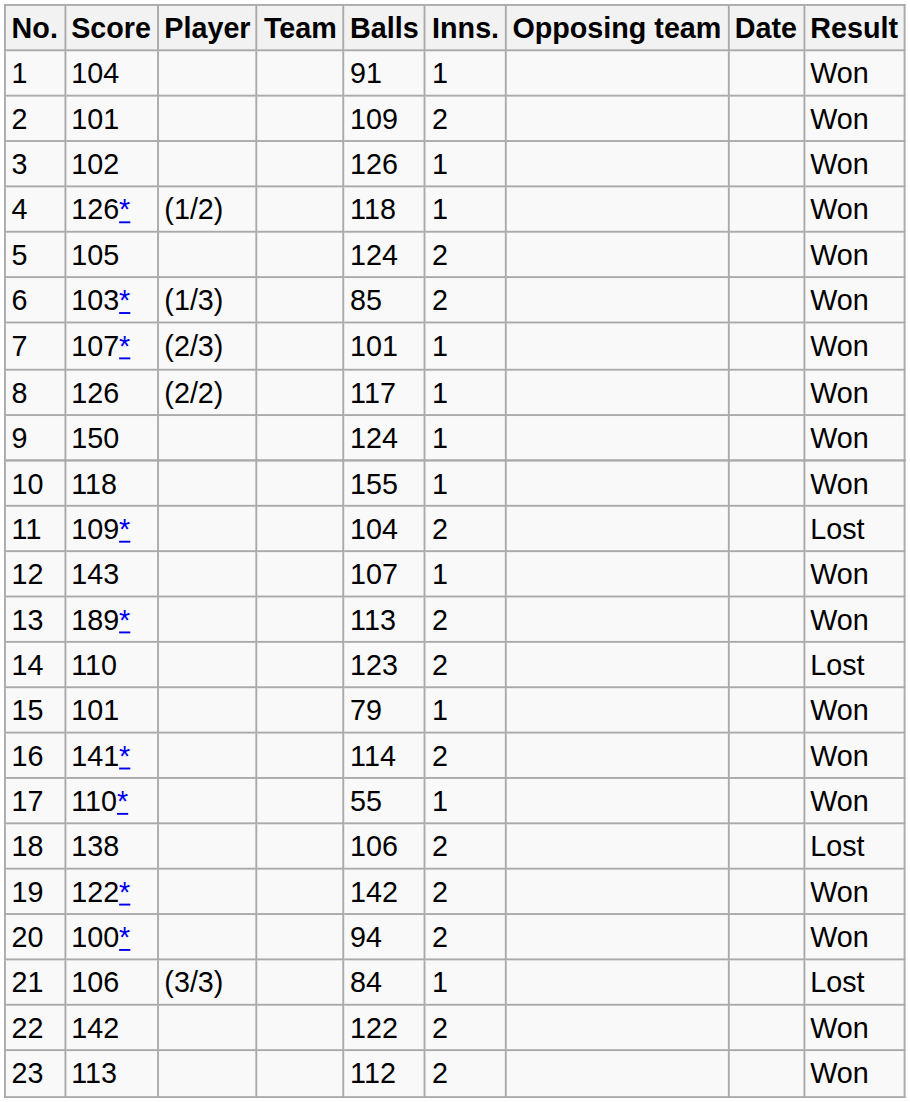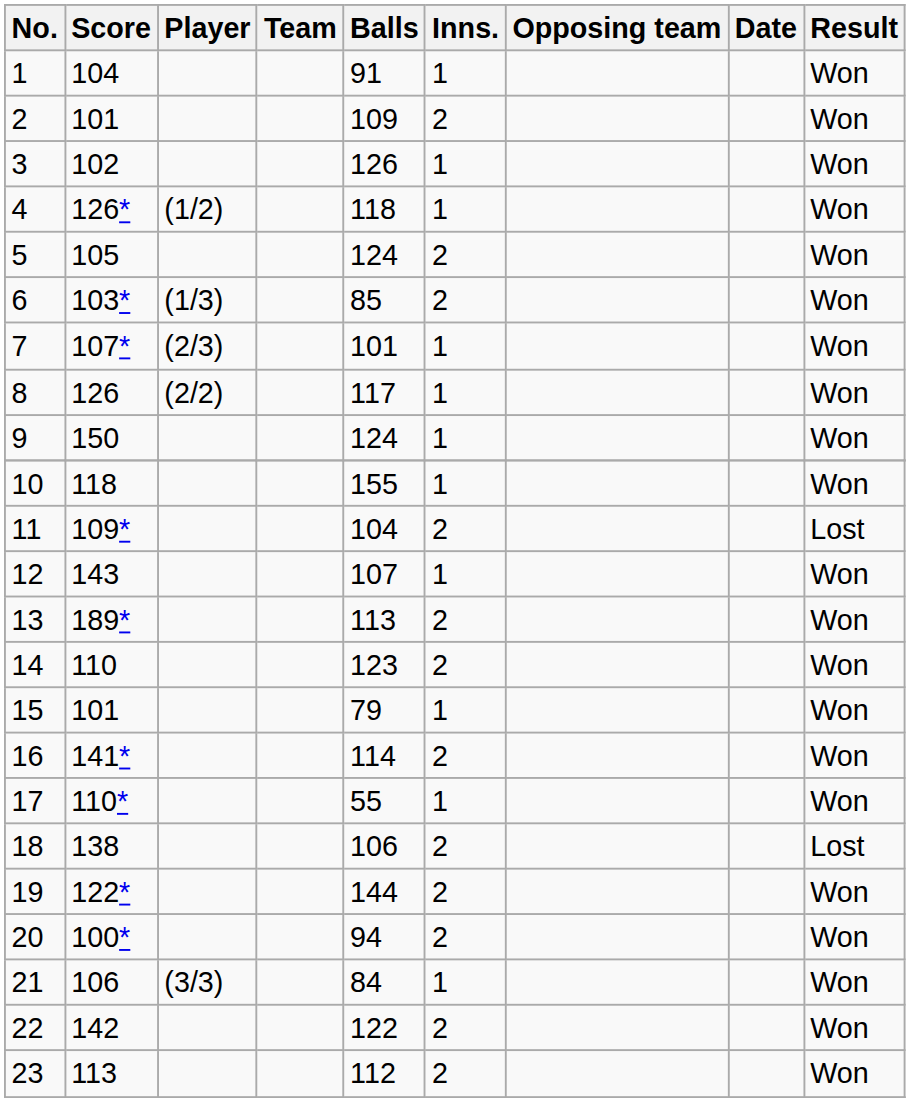(837, 665) Lost -> (840, 665) Won
(374, 892) 142 -> (374, 892) 144
(837, 983) Lost -> (840, 983) Won
